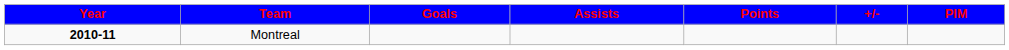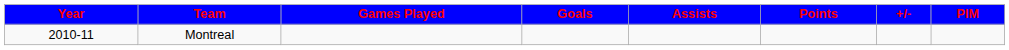+ column: (401, 14)
(93, 34) bold -> (71, 34) normal
